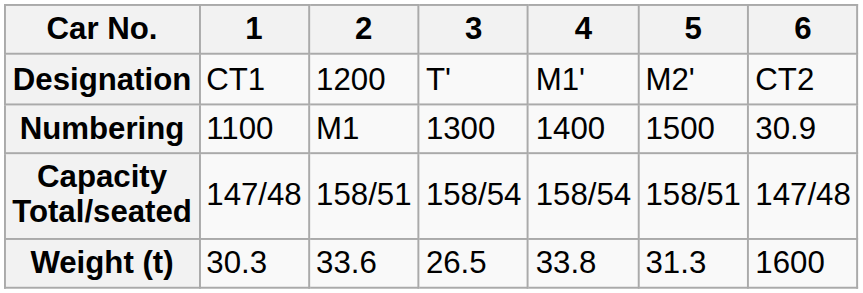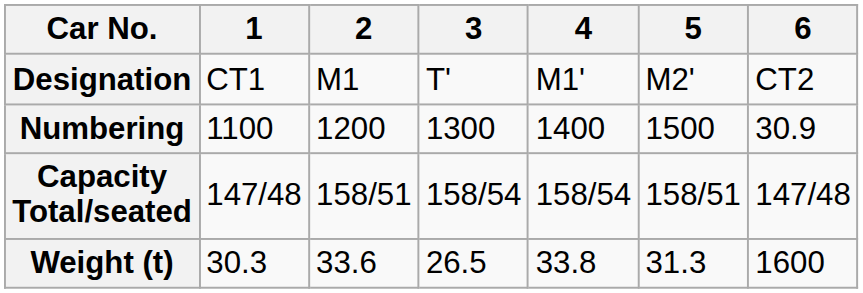(351, 78) 1200 -> (338, 78) M1
(338, 128) M1 -> (351, 128) 1200
